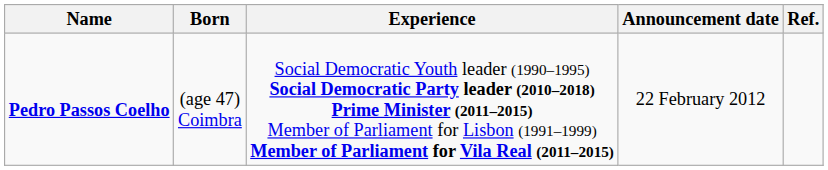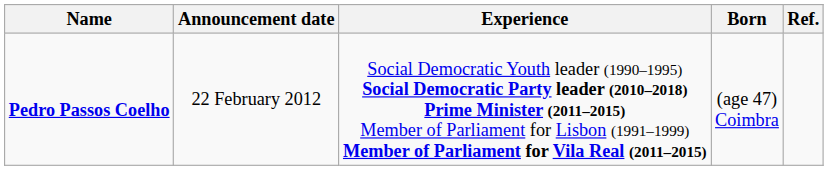columns swapped: (210, 18) <-> (701, 18)
